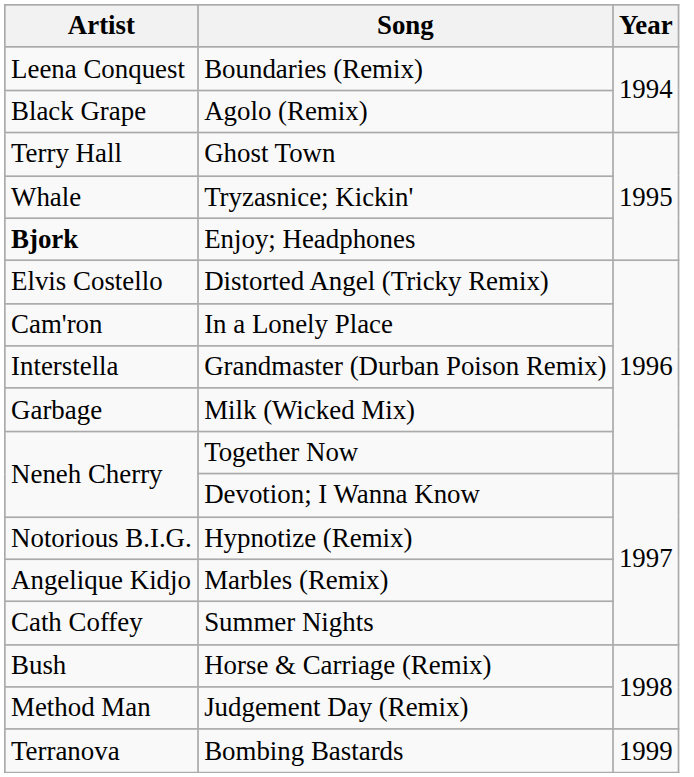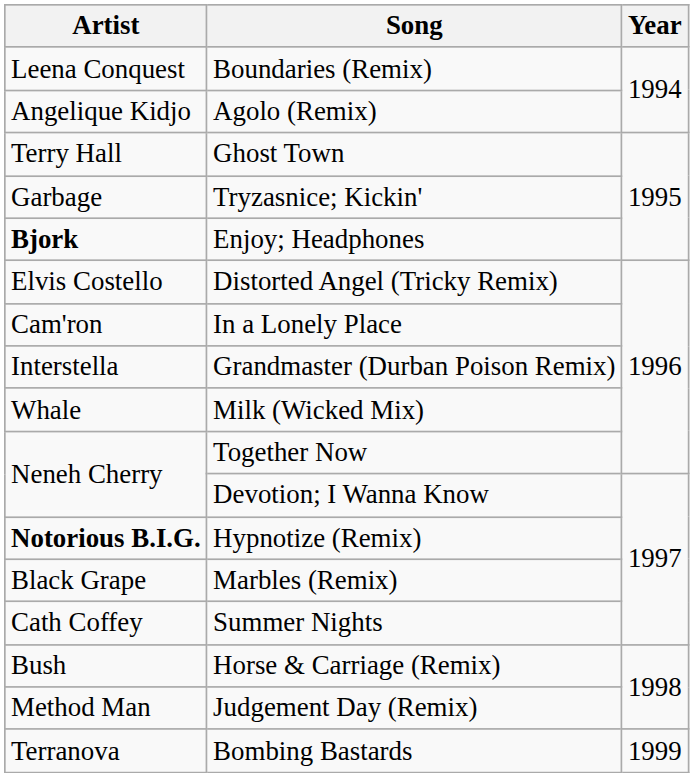(79, 111) Black Grape -> (101, 111) Angelique Kidjo
(46, 196) Whale -> (57, 196) Garbage
(57, 409) Garbage -> (46, 409) Whale
(101, 537) normal -> (106, 537) bold
(101, 580) Angelique Kidjo -> (79, 580) Black Grape
